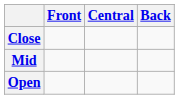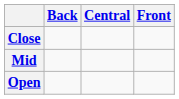columns swapped: (64, 15) <-> (156, 15)
